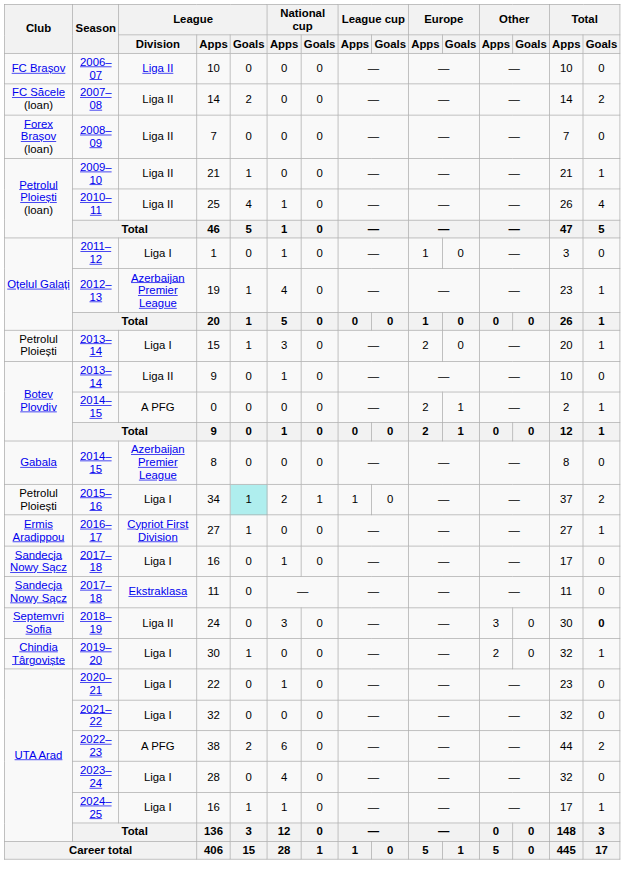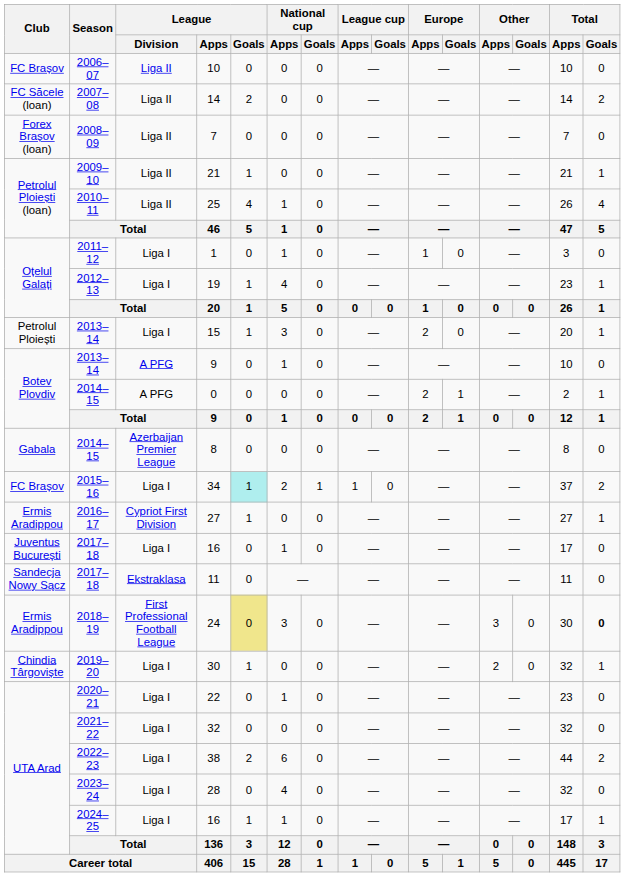(158, 290) Azerbaijan Premier League -> (156, 284) Liga I
(158, 376) Liga II -> (156, 363) A PFG
(39, 499) Petrolul Ploiești -> (37, 487) FC Brașov
(39, 561) Sandecja Nowy Sącz -> (37, 548) Juventus București
(39, 623) Septemvri Sofia -> (37, 623) Ermis Aradippou
(158, 623) Liga II -> (156, 623) First Professional Football League
(249, 623) no background -> (249, 623) khaki background
(158, 746) A PFG -> (156, 759) Liga I
